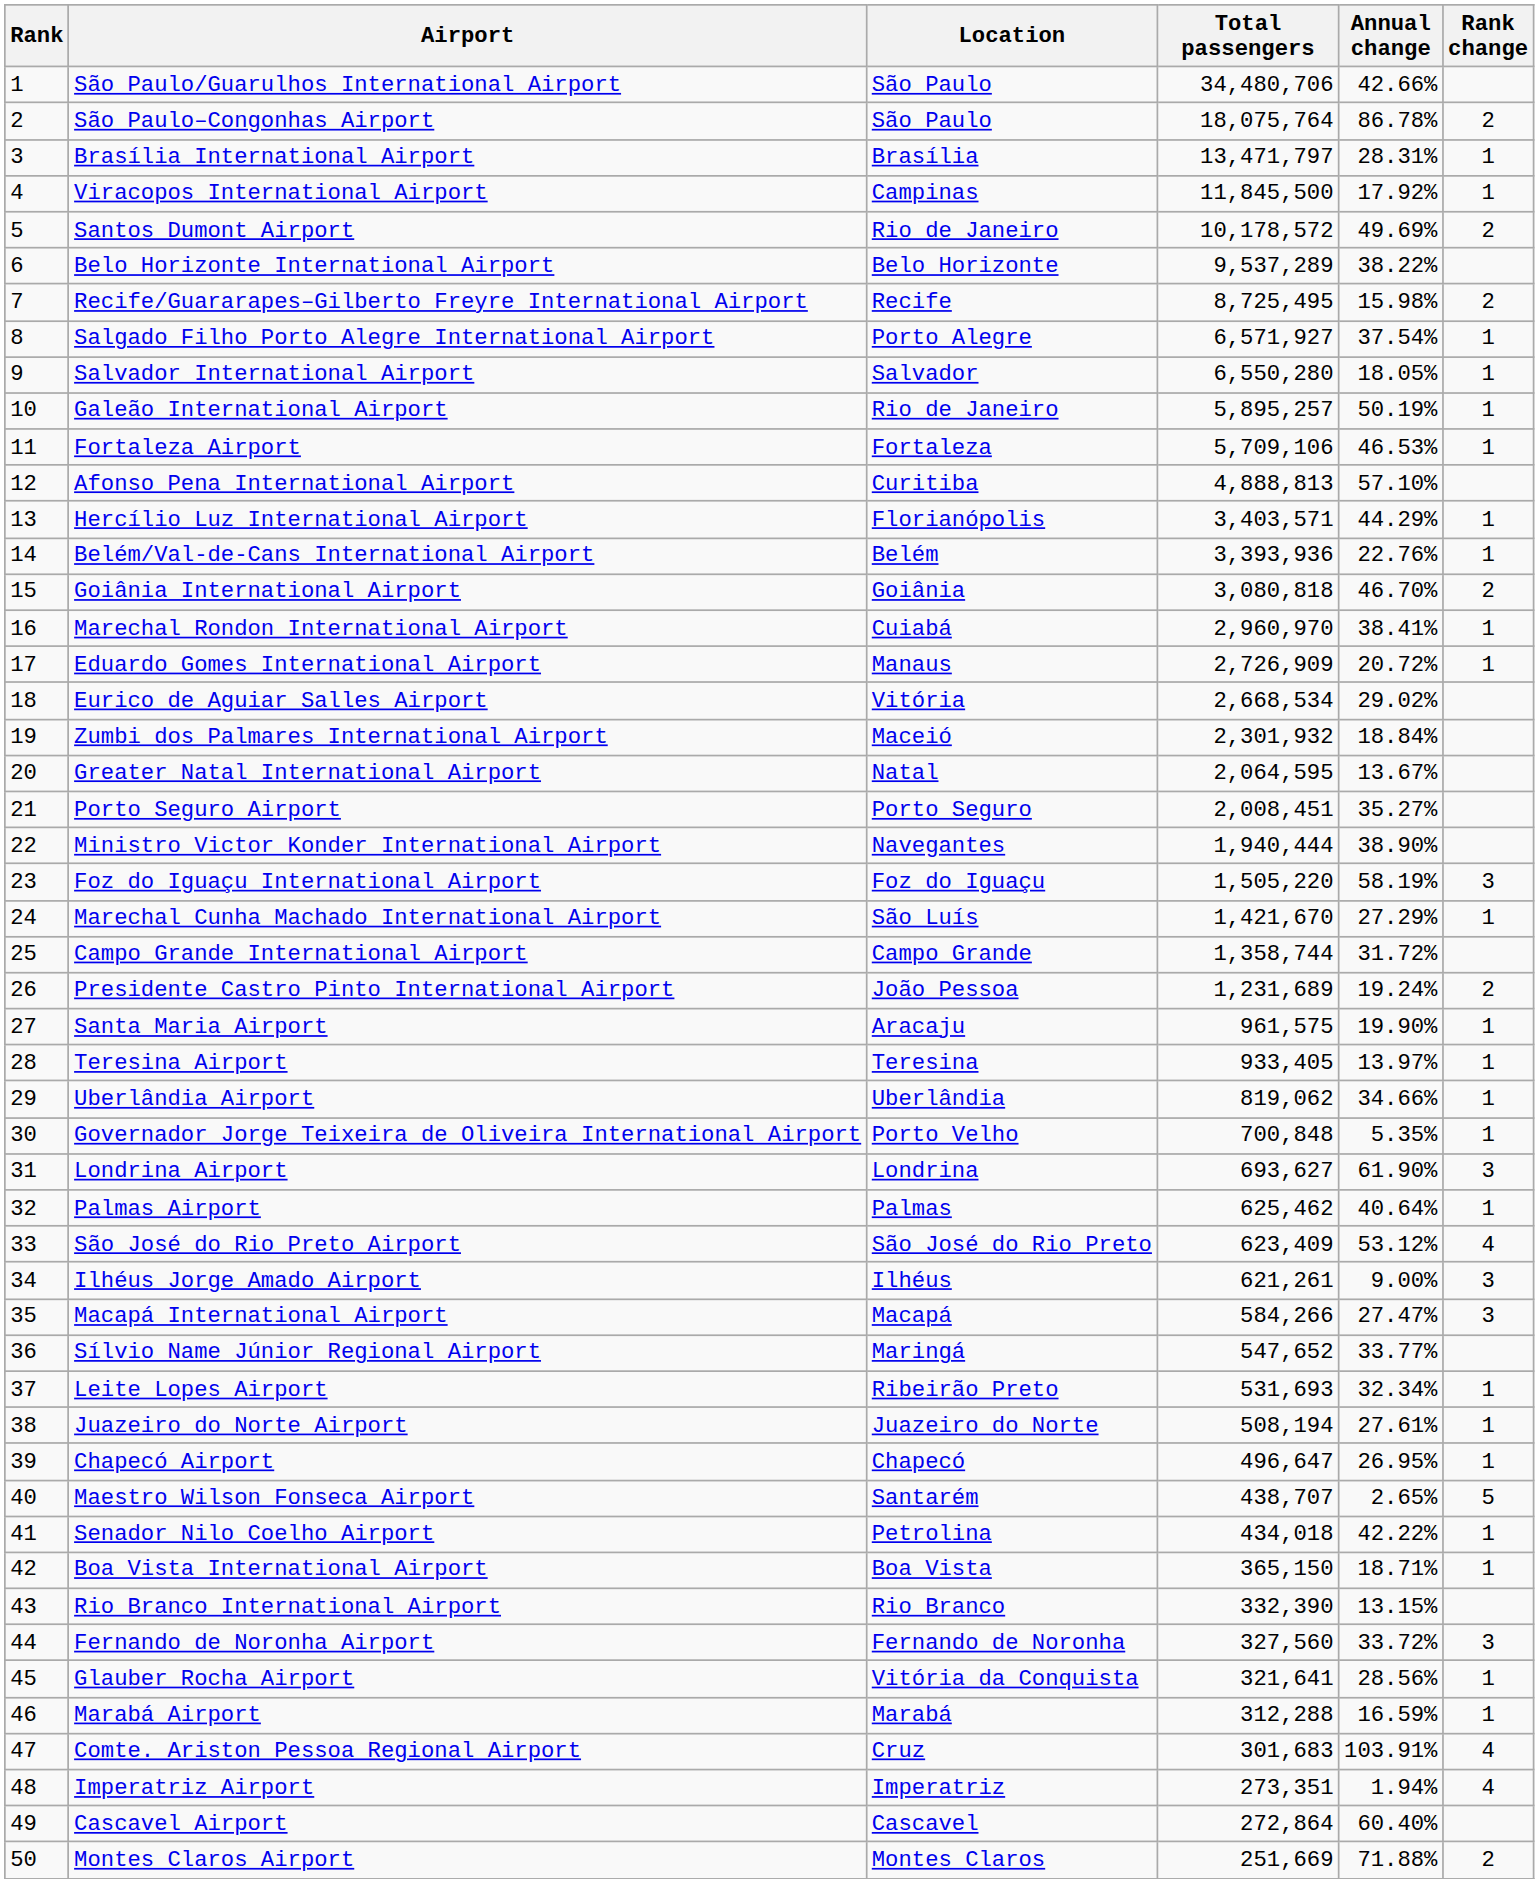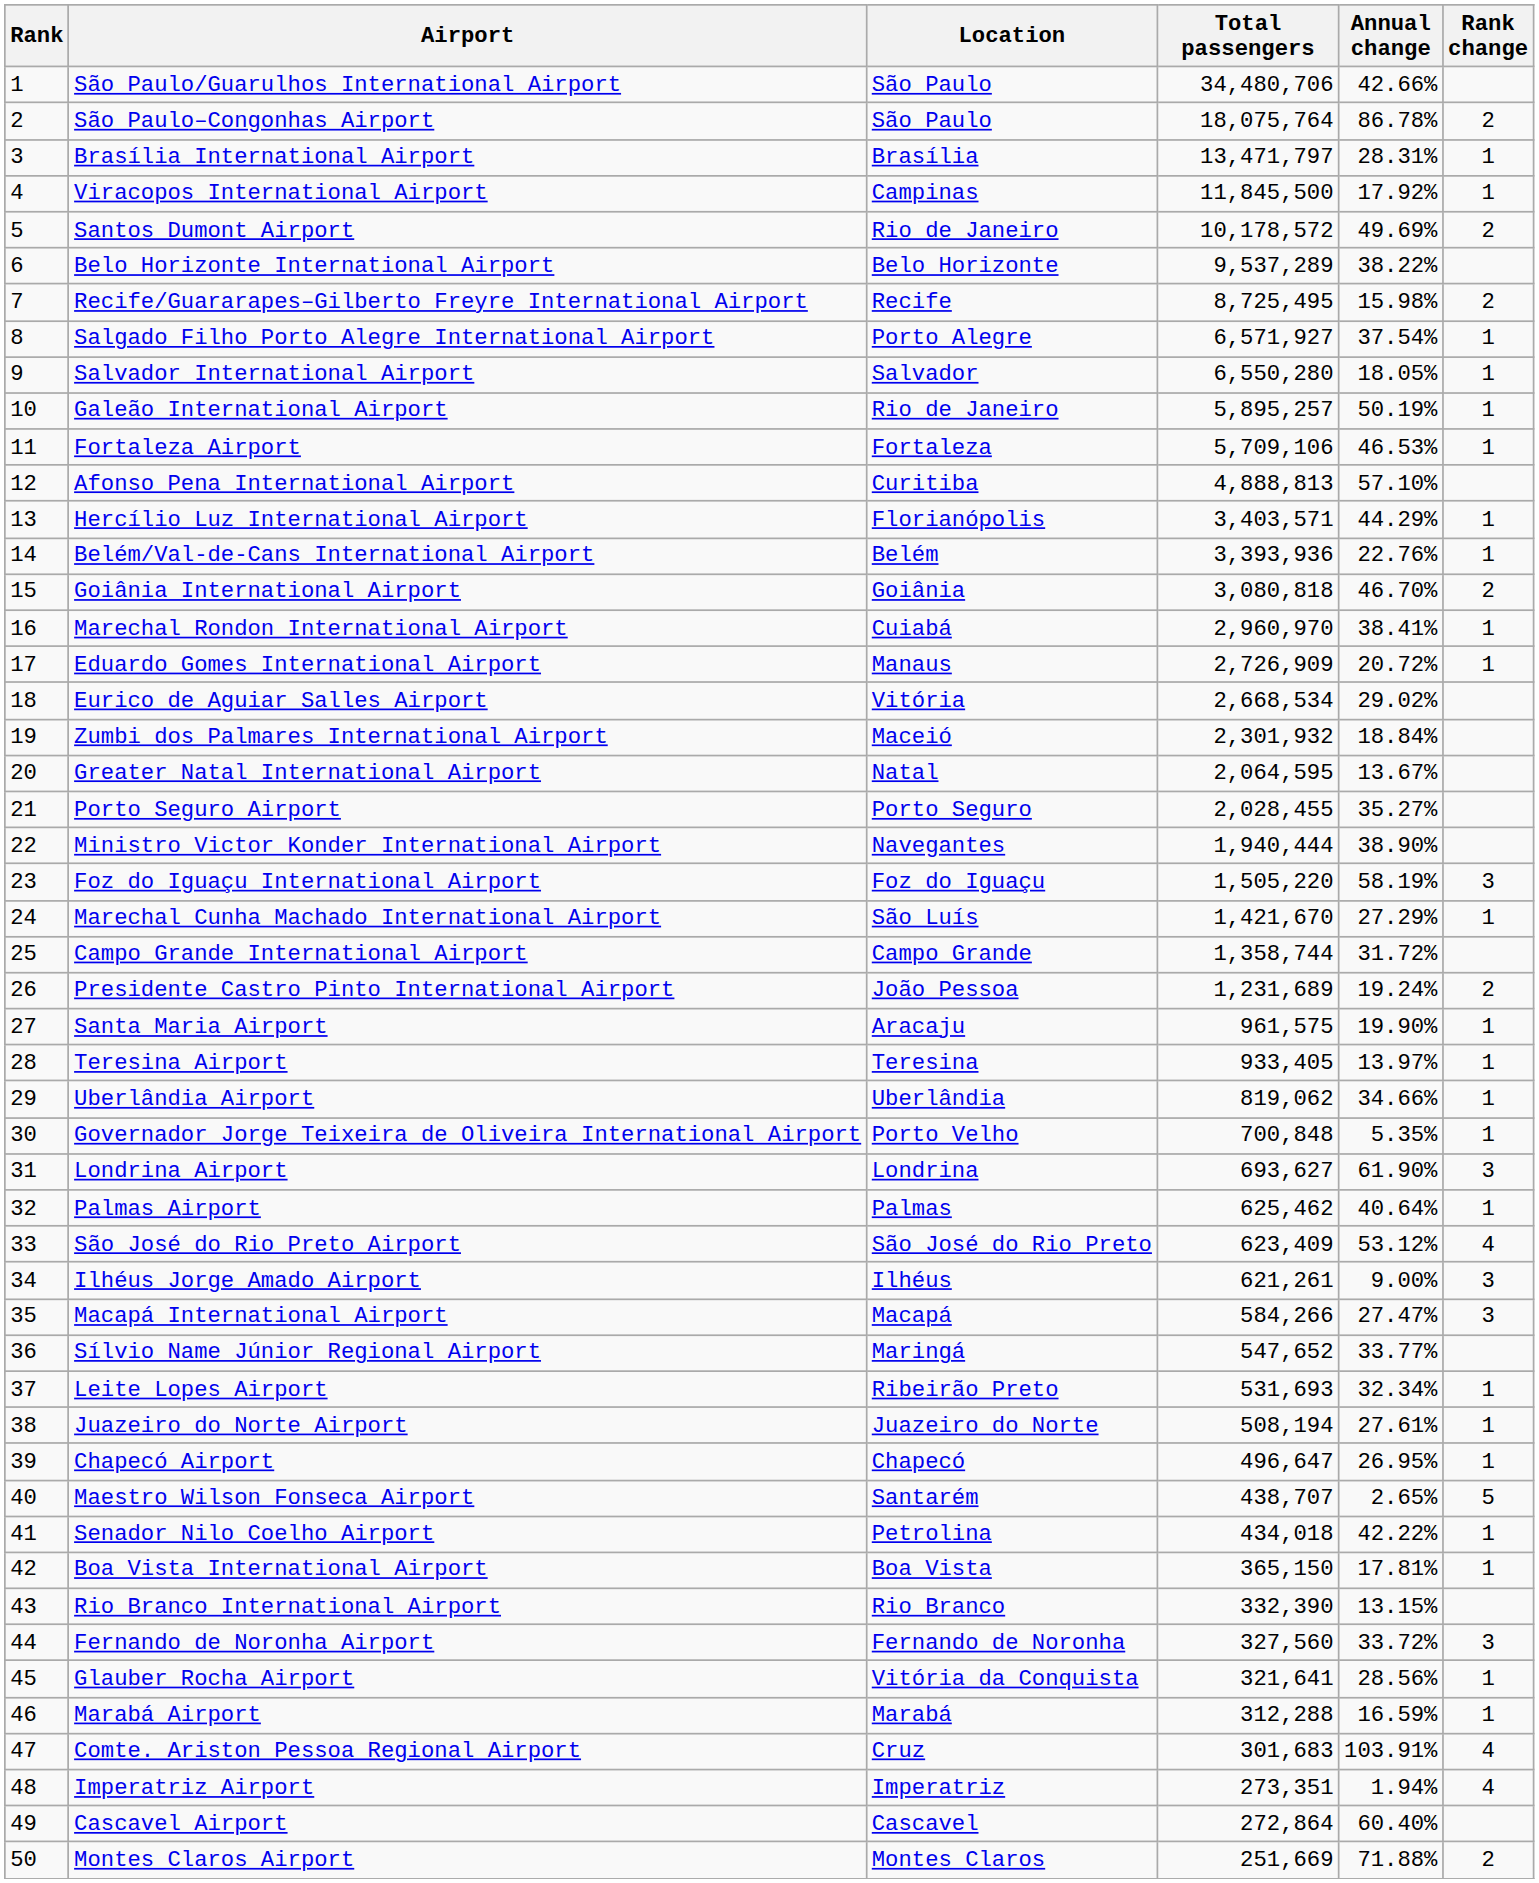(1273, 809) 2,008,451 -> (1273, 809) 2,028,455
(1397, 1570) 18.71% -> (1397, 1570) 17.81%
